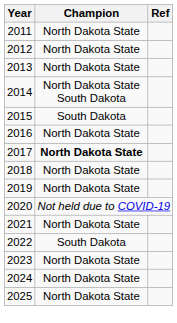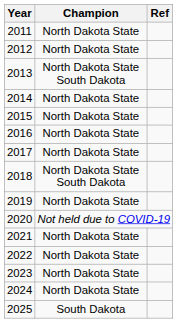(91, 67) North Dakota State -> (91, 73) North Dakota State South Dakota
(91, 91) North Dakota State South Dakota -> (91, 98) North Dakota State
(91, 116) South Dakota -> (91, 116) North Dakota State
(91, 152) bold -> (91, 152) normal
(91, 170) North Dakota State -> (91, 176) North Dakota State South Dakota
(91, 242) South Dakota -> (91, 255) North Dakota State
(91, 296) North Dakota State -> (91, 309) South Dakota
